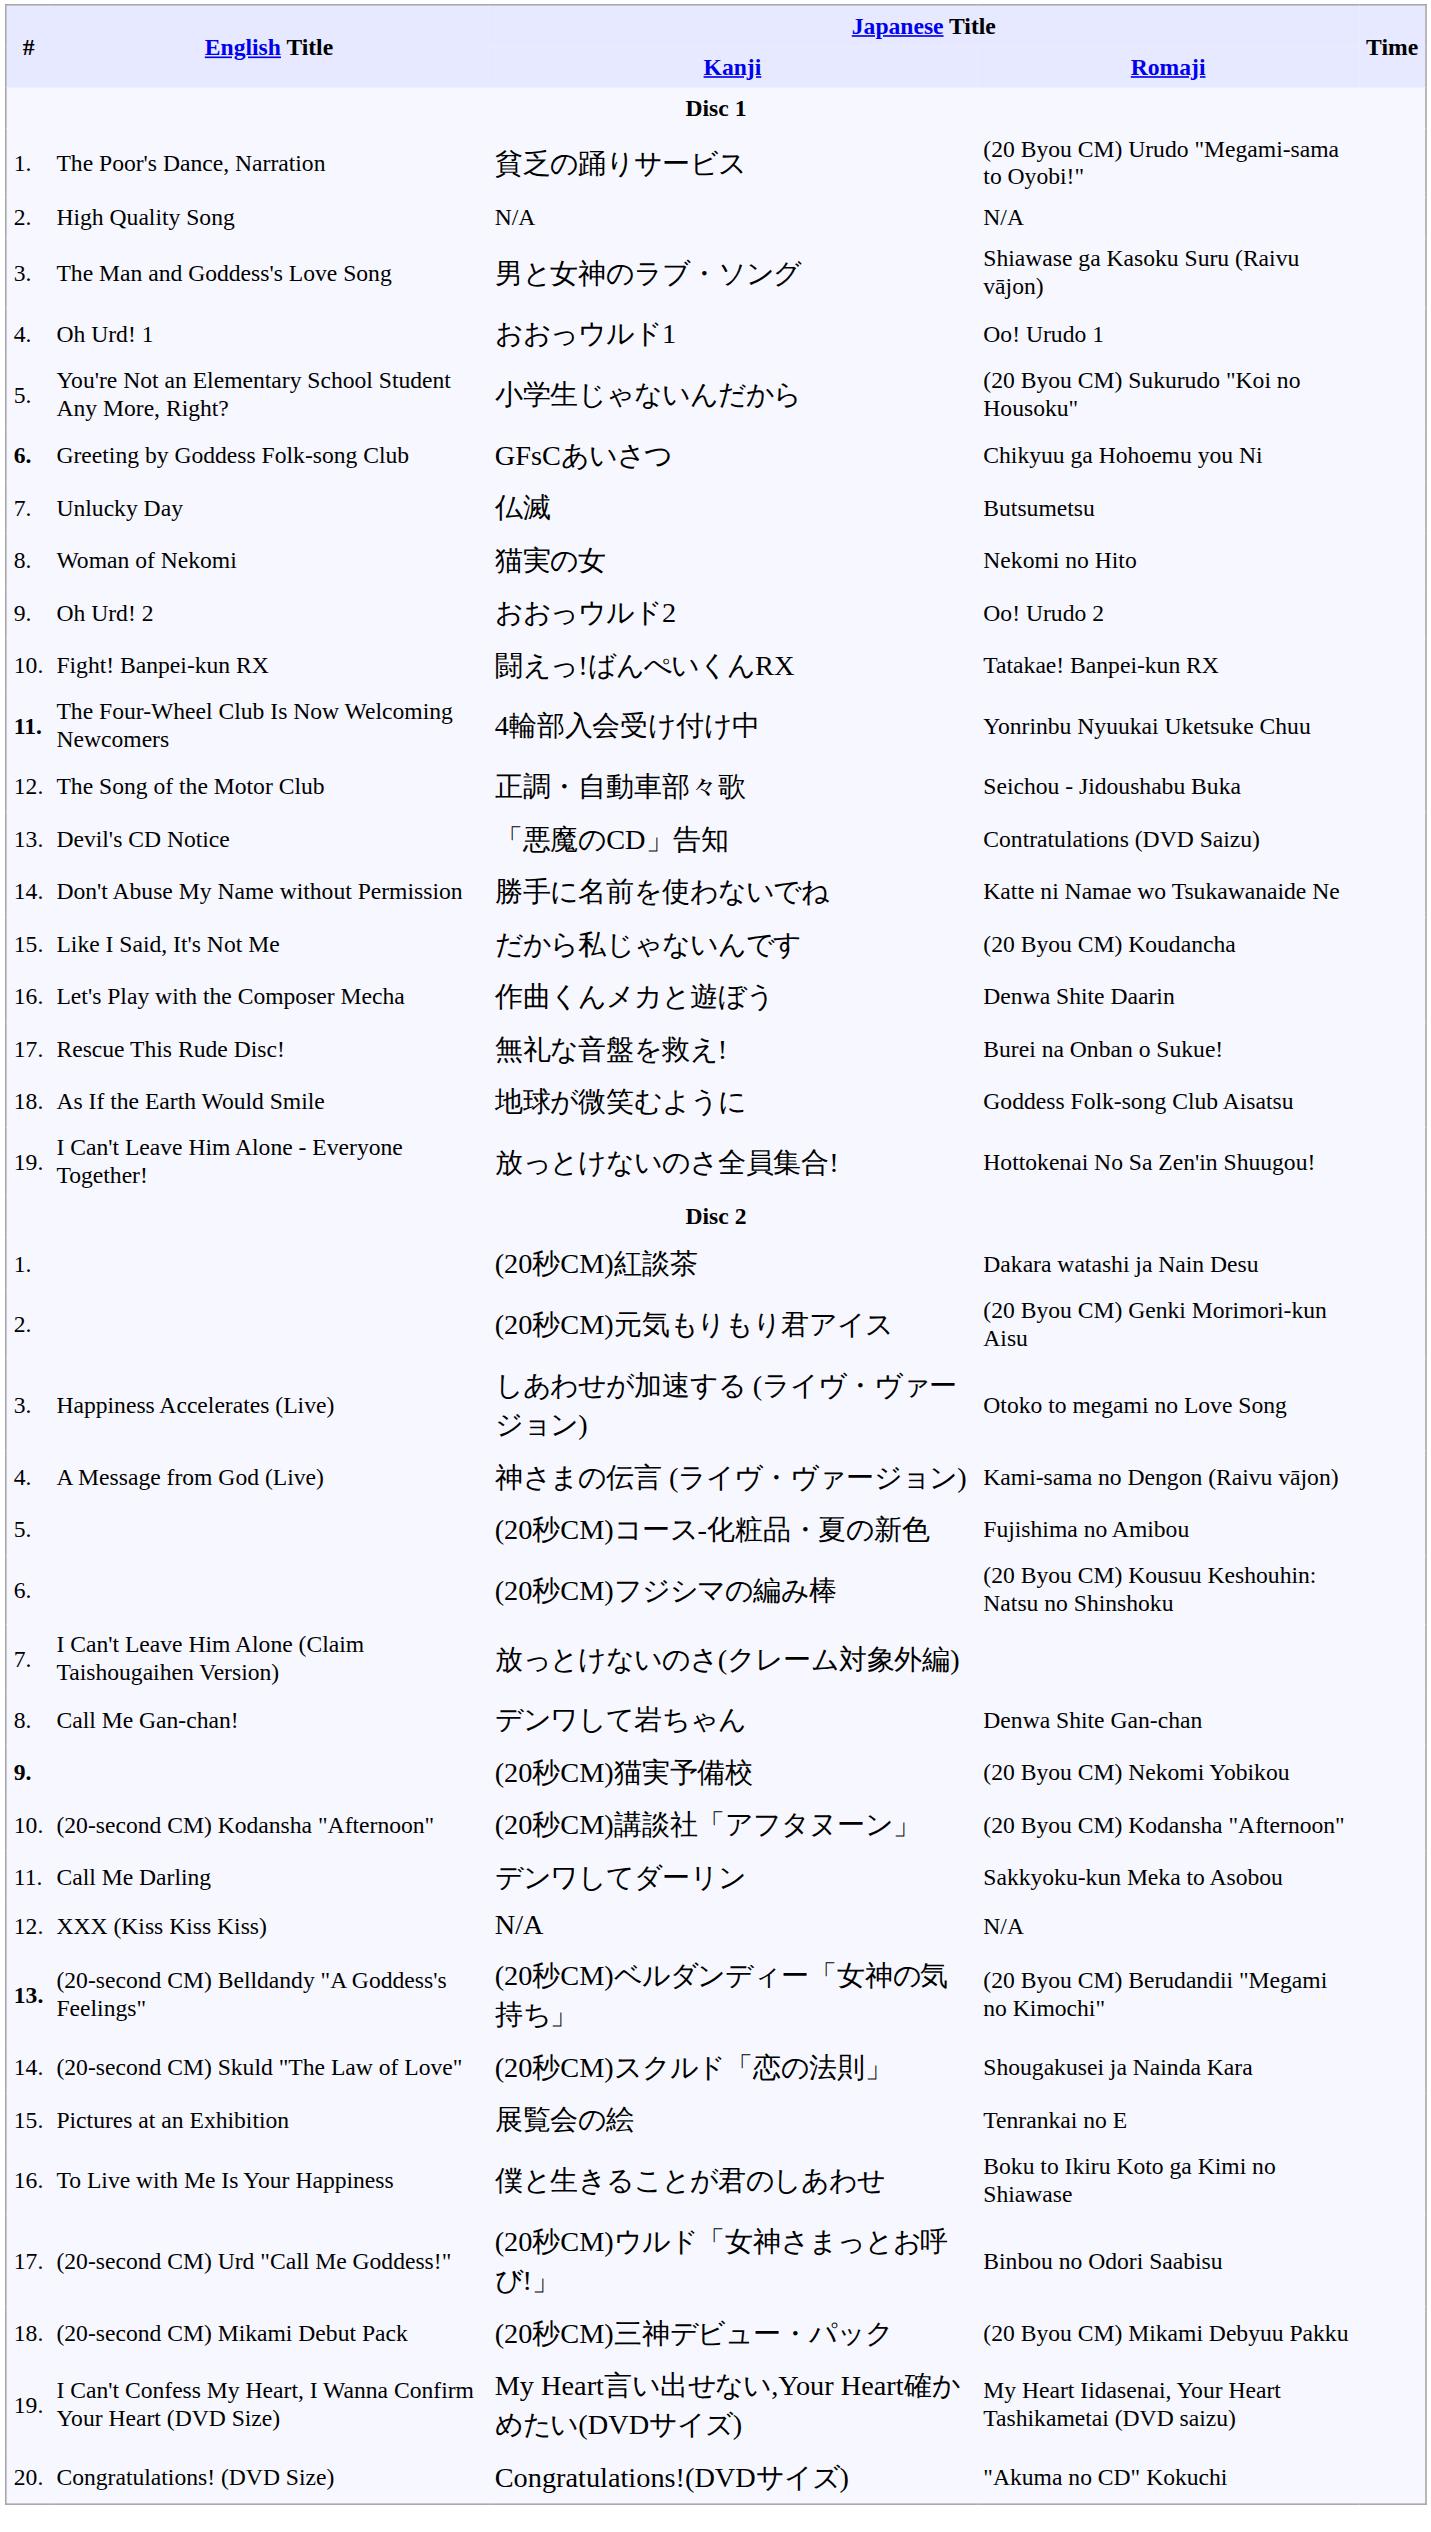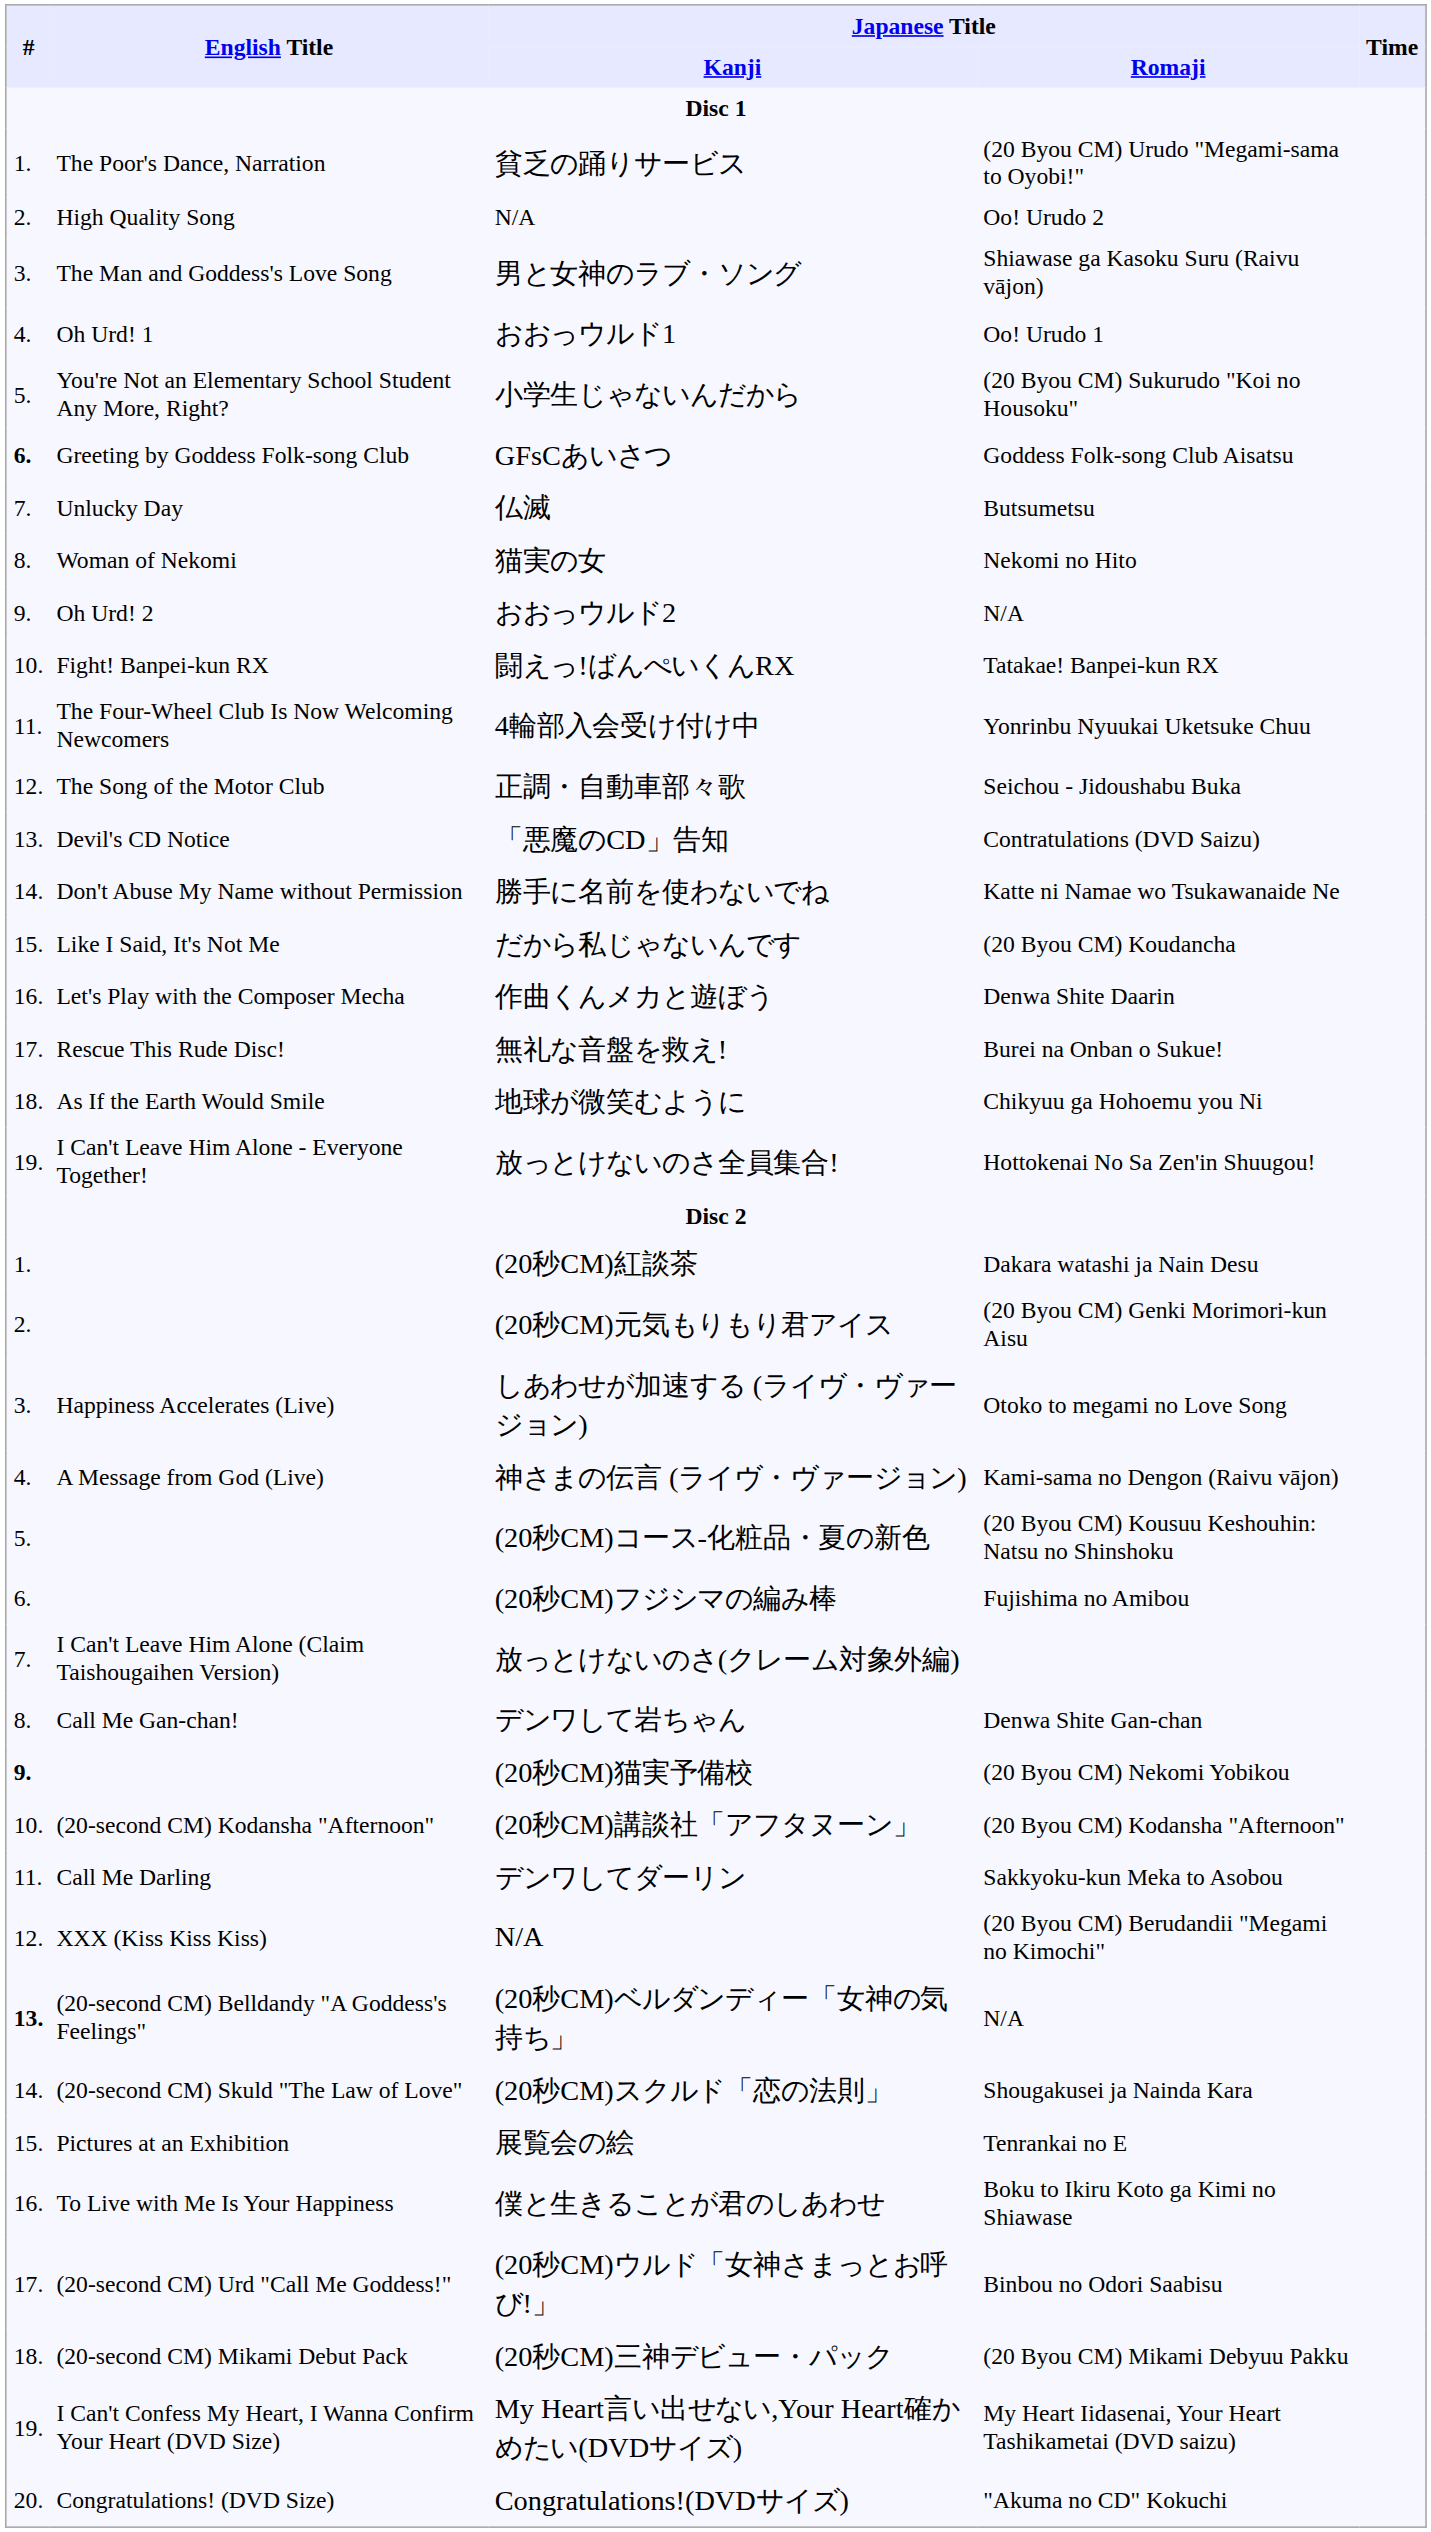(1004, 217) N/A -> (1044, 217) Oo! Urudo 2
(1123, 454) Chikyuu ga Hohoemu you Ni -> (1138, 454) Goddess Folk-song Club Aisatsu
(1044, 612) Oo! Urudo 2 -> (1004, 612) N/A
(28, 725) bold -> (28, 725) normal
(1138, 1100) Goddess Folk-song Club Aisatsu -> (1123, 1100) Chikyuu ga Hohoemu you Ni
(1086, 1528) Fujishima no Amibou -> (1150, 1537) (20 Byou CM) Kousuu Keshouhin: Natsu no Shinshoku
(1150, 1589) (20 Byou CM) Kousuu Keshouhin: Natsu no Shinshoku -> (1086, 1597) Fujishima no Amibou
(1004, 1925) N/A -> (1155, 1937) (20 Byou CM) Berudandii "Megami no Kimochi"
(1155, 1994) (20 Byou CM) Berudandii "Megami no Kimochi" -> (1004, 2017) N/A
